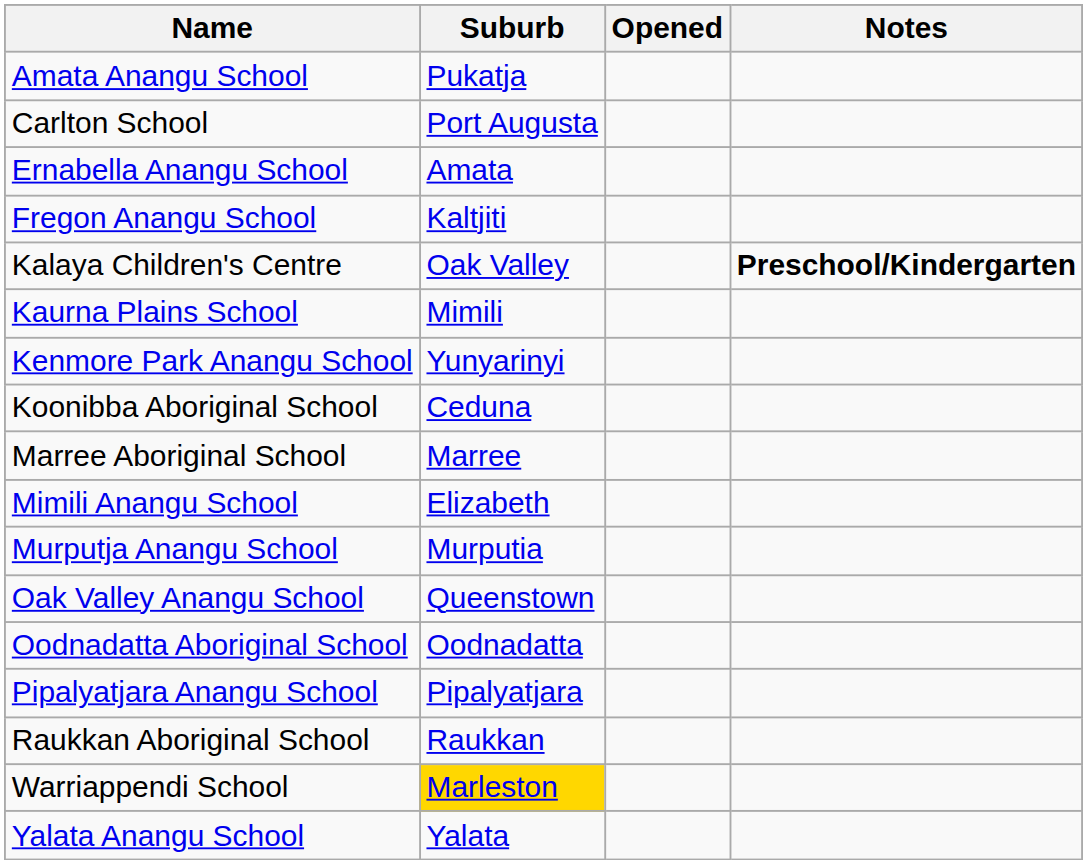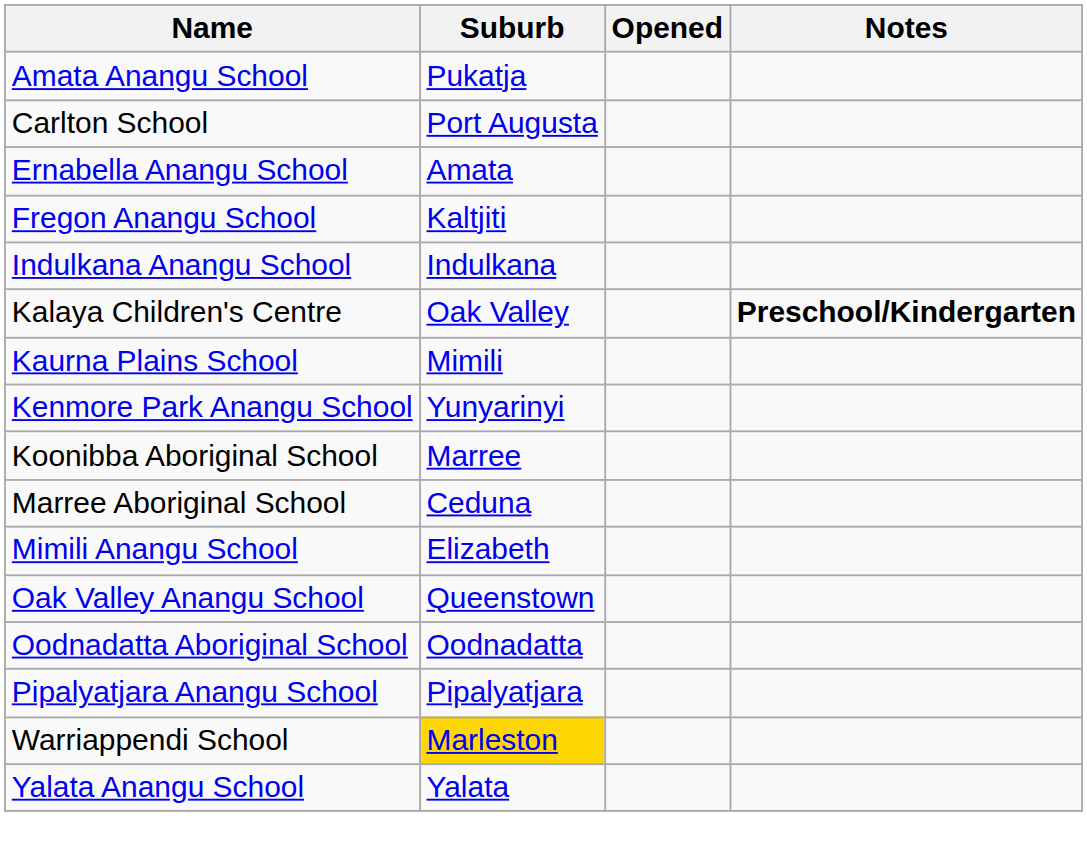+ row: (182, 265)
(479, 407) Ceduna -> (474, 455) Marree
(474, 455) Marree -> (479, 502) Ceduna
- row: (175, 550)
- row: (191, 739)
